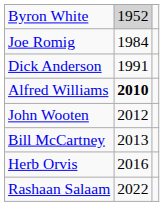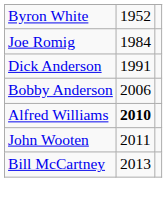(133, 16) lightgrey background -> (135, 16) no background
+ row: (60, 90)
(133, 115) 2012 -> (135, 139) 2011
- row: (43, 164)
- row: (59, 189)
